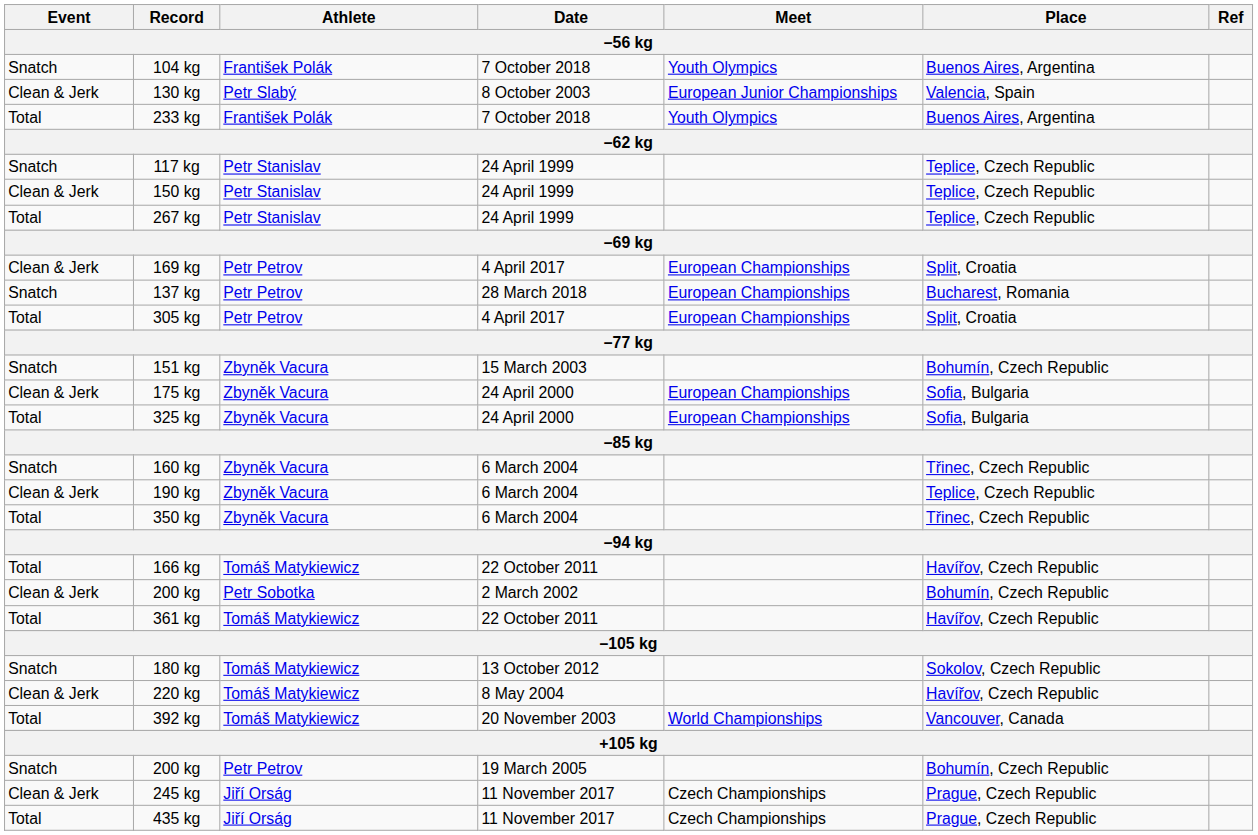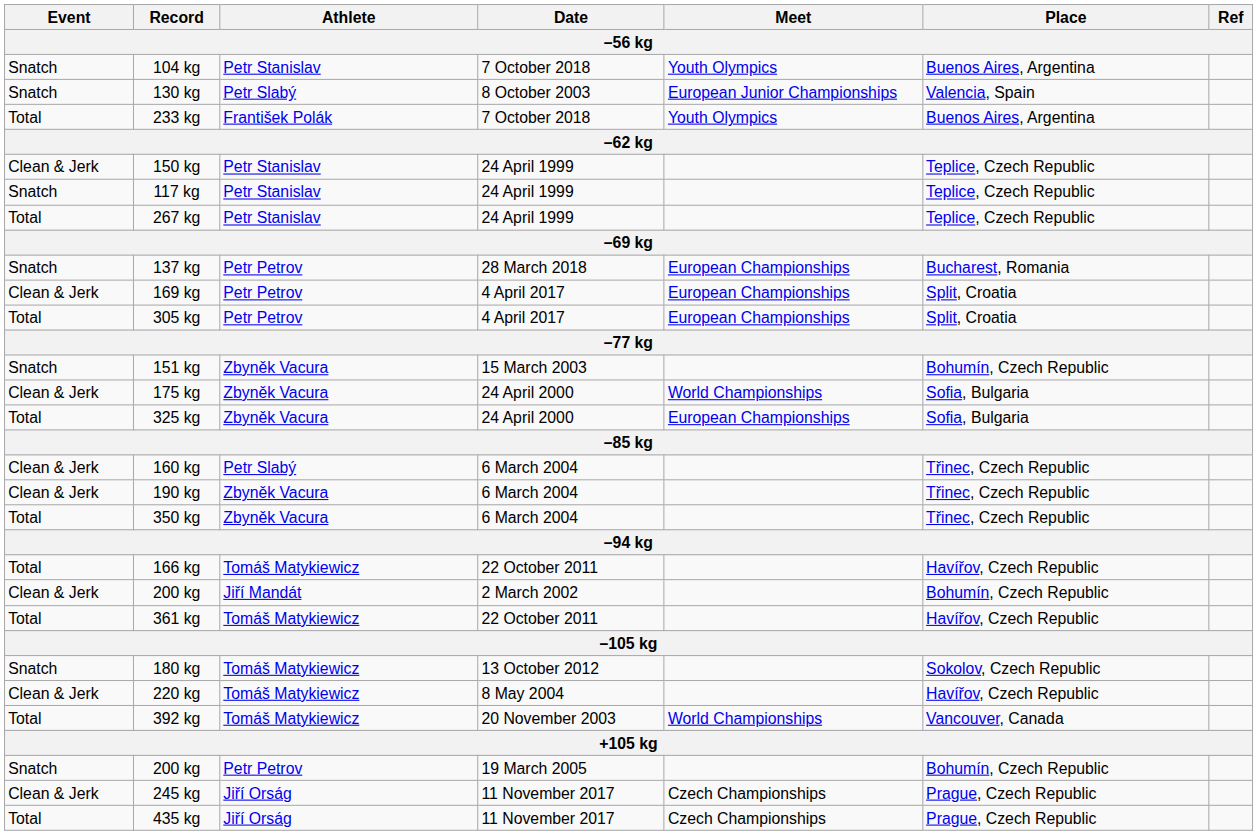(278, 67) František Polák -> (272, 67) Petr Stanislav
(53, 92) Clean & Jerk -> (33, 92) Snatch
rows swapped: (177, 167) <-> (177, 192)
rows swapped: (177, 292) <-> (177, 267)
(759, 393) European Championships -> (745, 393) World Championships
(33, 468) Snatch -> (53, 468) Clean & Jerk
(276, 468) Zbyněk Vacura -> (260, 468) Petr Slabý
(1010, 493) Teplice, Czech Republic -> (1008, 493) Třinec, Czech Republic
(269, 593) Petr Sobotka -> (262, 593) Jiří Mandát
